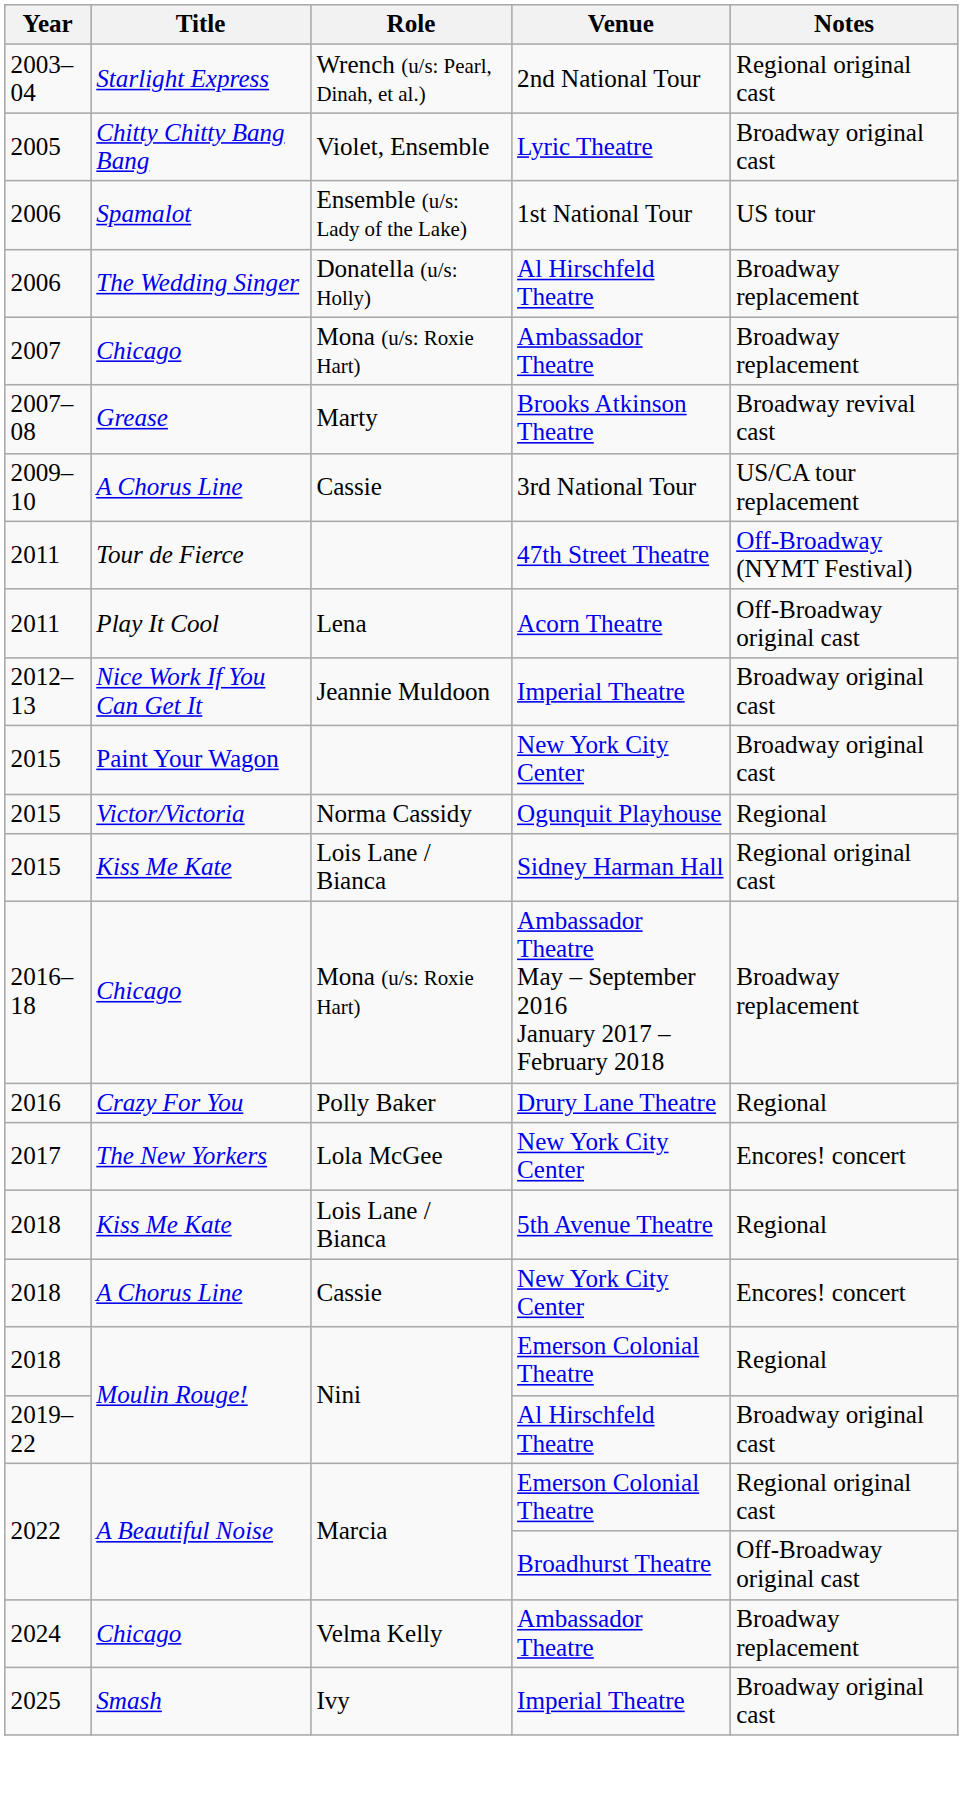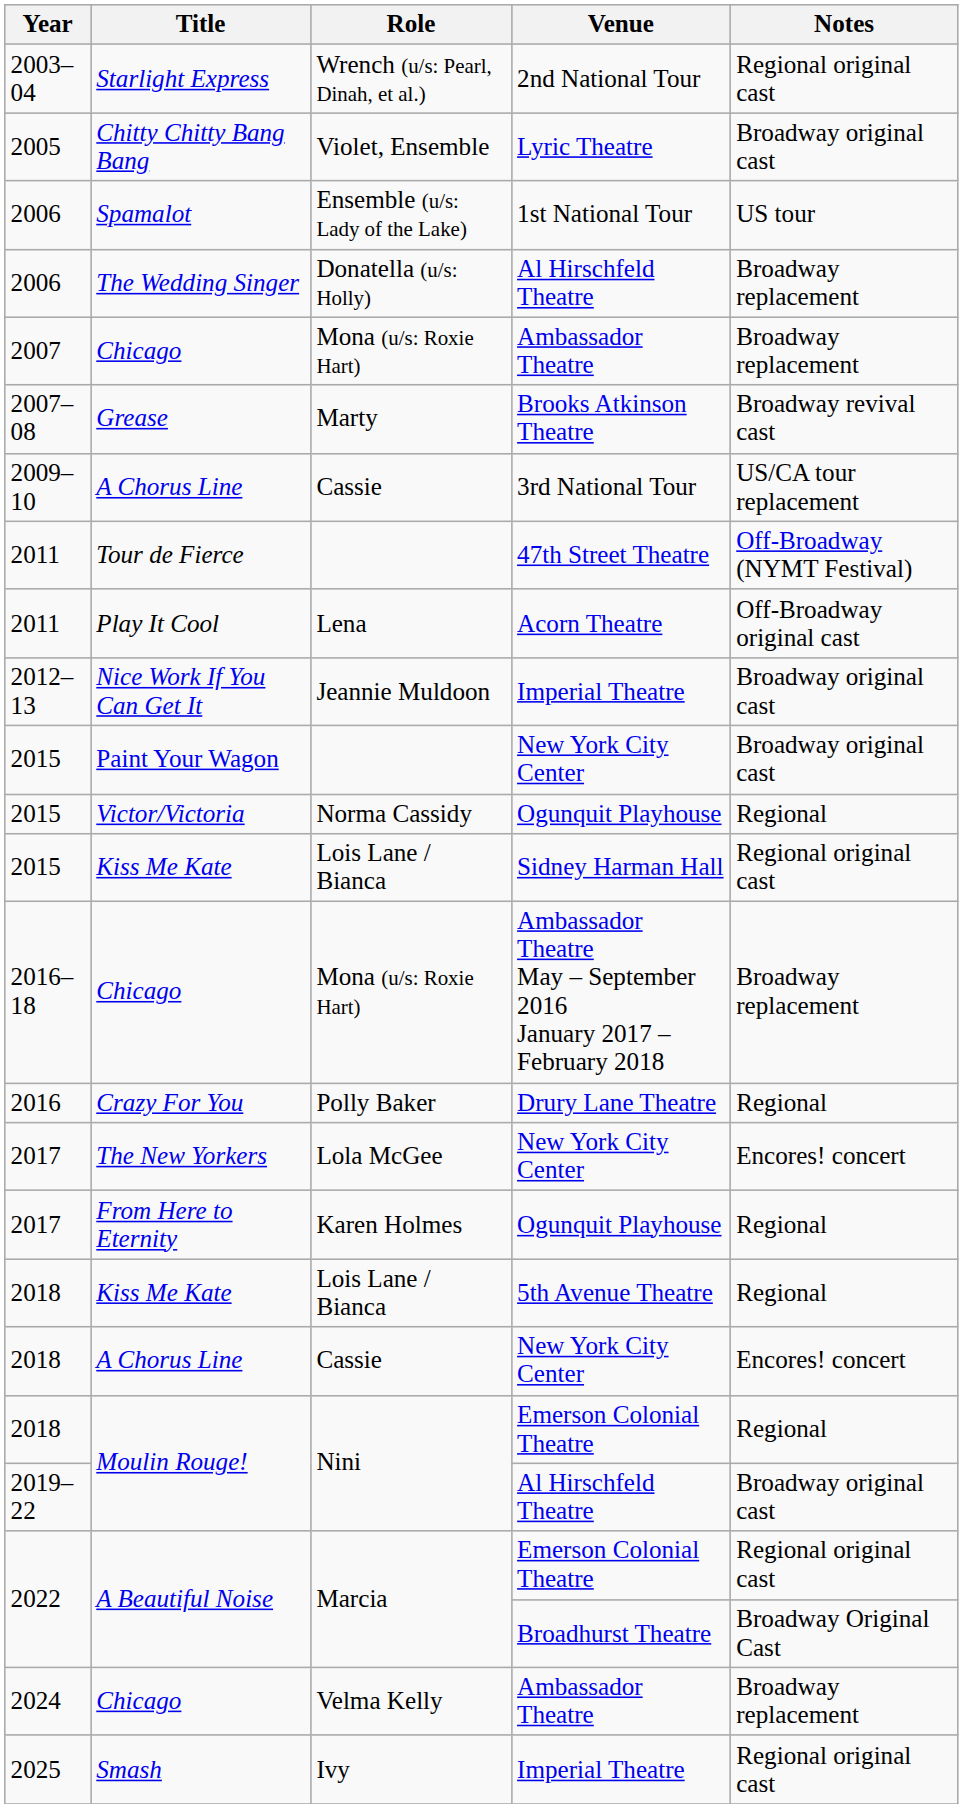+ row: (164, 1224)
(809, 1564) Off-Broadway original cast -> (833, 1633) Broadway Original Cast
(830, 1701) Broadway original cast -> (824, 1769) Regional original cast
